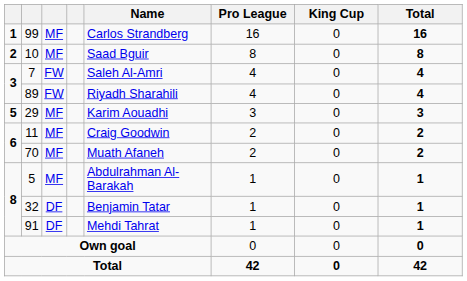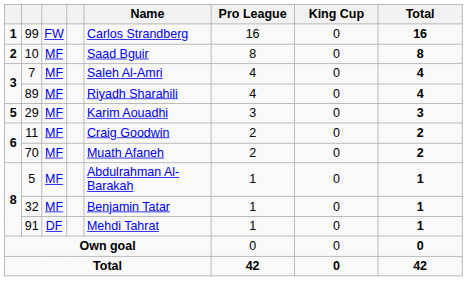(54, 34) MF -> (54, 34) FW
(54, 73) FW -> (54, 73) MF
(54, 93) FW -> (54, 93) MF
(54, 206) DF -> (54, 206) MF
